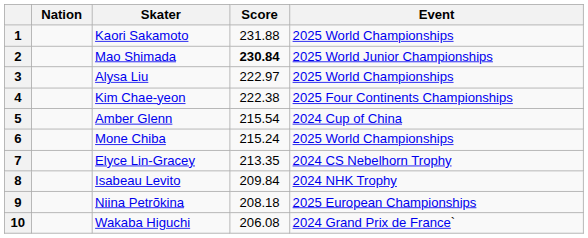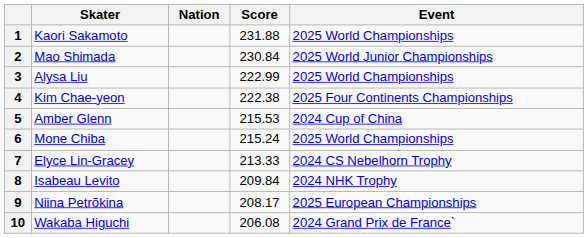columns swapped: (161, 14) <-> (62, 14)
(260, 56) bold -> (260, 56) normal
(260, 77) 222.97 -> (260, 77) 222.99
(260, 118) 215.54 -> (260, 118) 215.53
(260, 160) 213.35 -> (260, 160) 213.33
(260, 202) 208.18 -> (260, 202) 208.17
